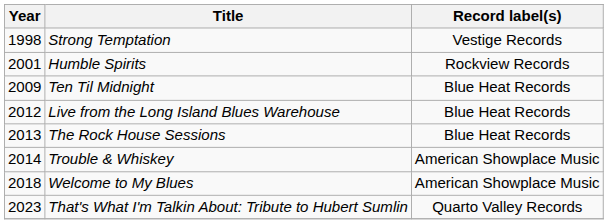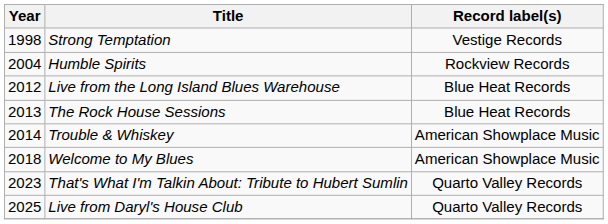(25, 64) 2001 -> (25, 64) 2004
- row: (101, 87)
+ row: (145, 207)
